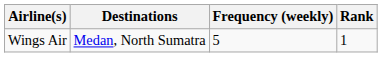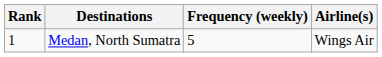columns swapped: (357, 16) <-> (37, 16)
